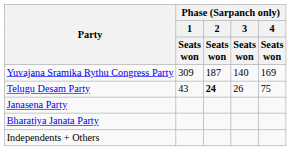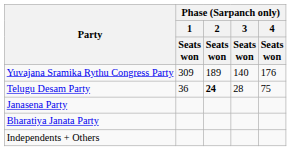(213, 72) 187 -> (213, 72) 189
(268, 72) 169 -> (268, 72) 176
(183, 89) 43 -> (183, 89) 36
(238, 89) 26 -> (238, 89) 28
